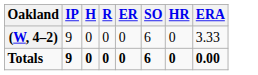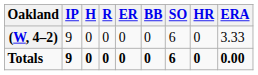+ column: (153, 15)
